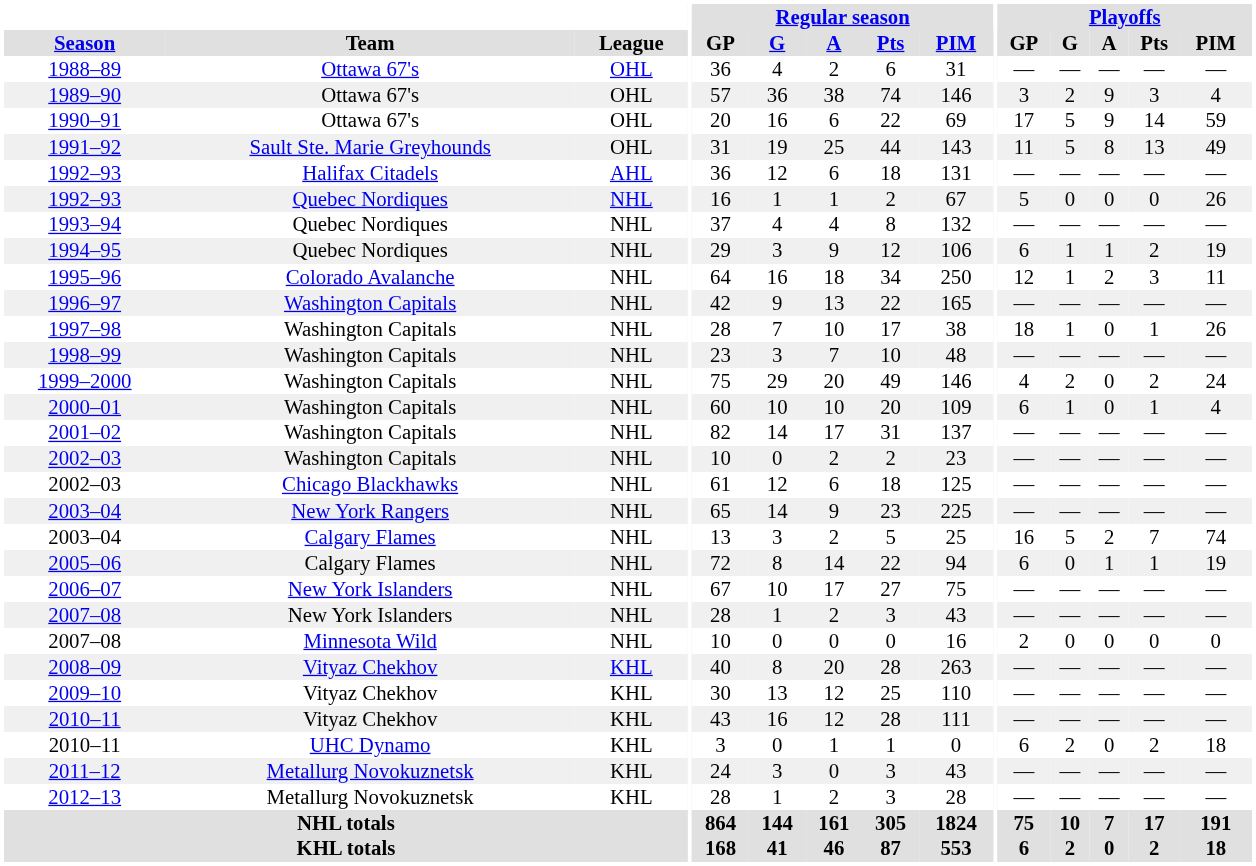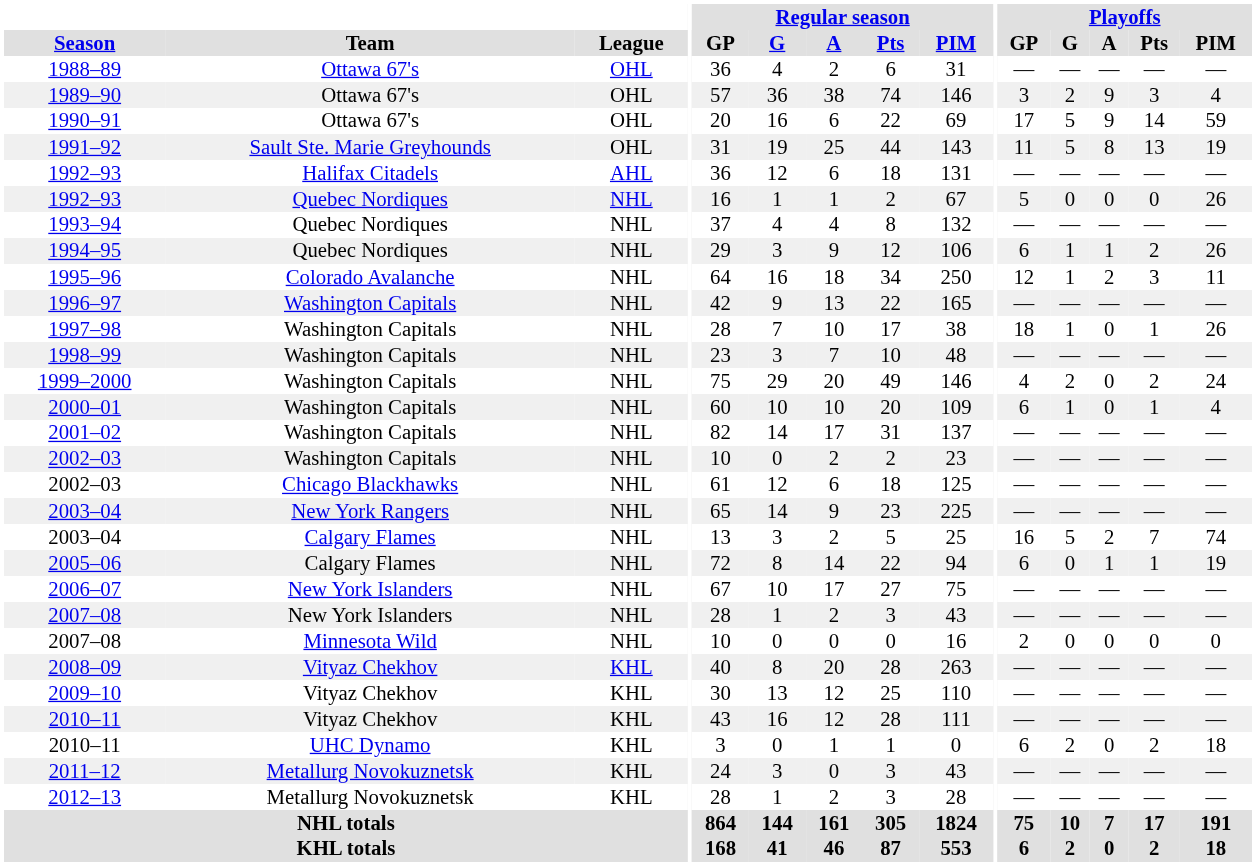(1216, 146) 49 -> (1216, 146) 19
(1216, 250) 19 -> (1216, 250) 26
